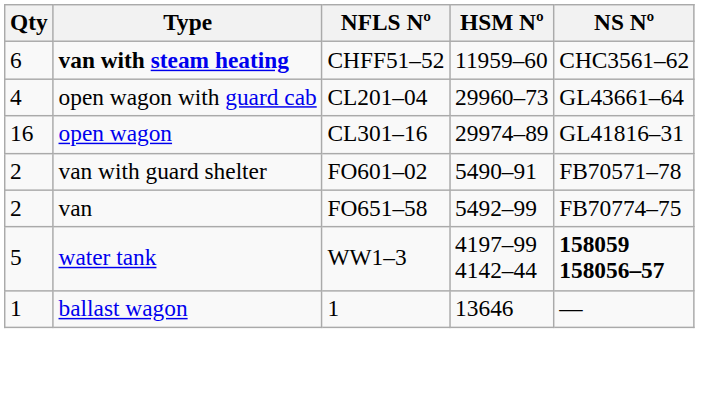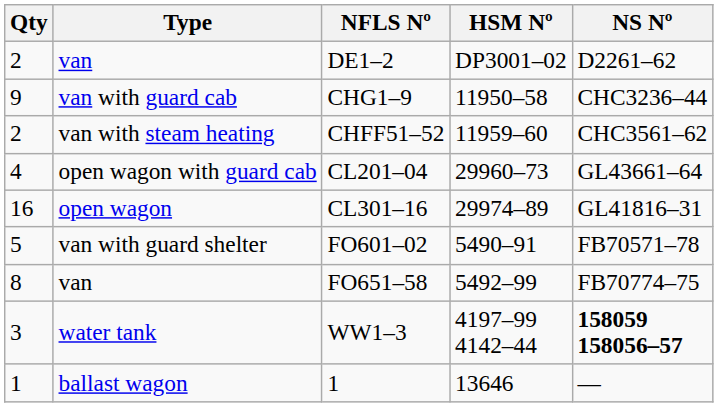+ row: (361, 60)
+ row: (370, 97)
(16, 60) 6 -> (16, 134) 2
(174, 60) bold -> (167, 134) normal
(16, 171) 2 -> (16, 245) 5
(16, 208) 2 -> (16, 282) 8
(16, 258) 5 -> (16, 332) 3
